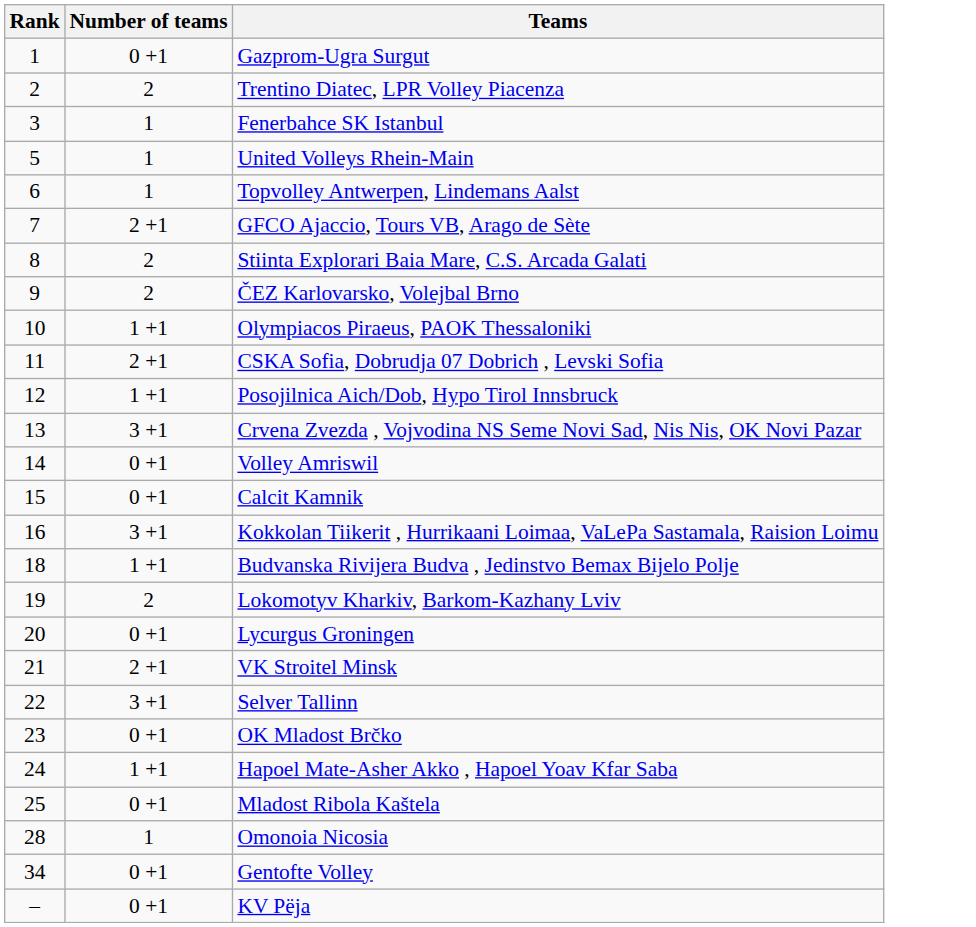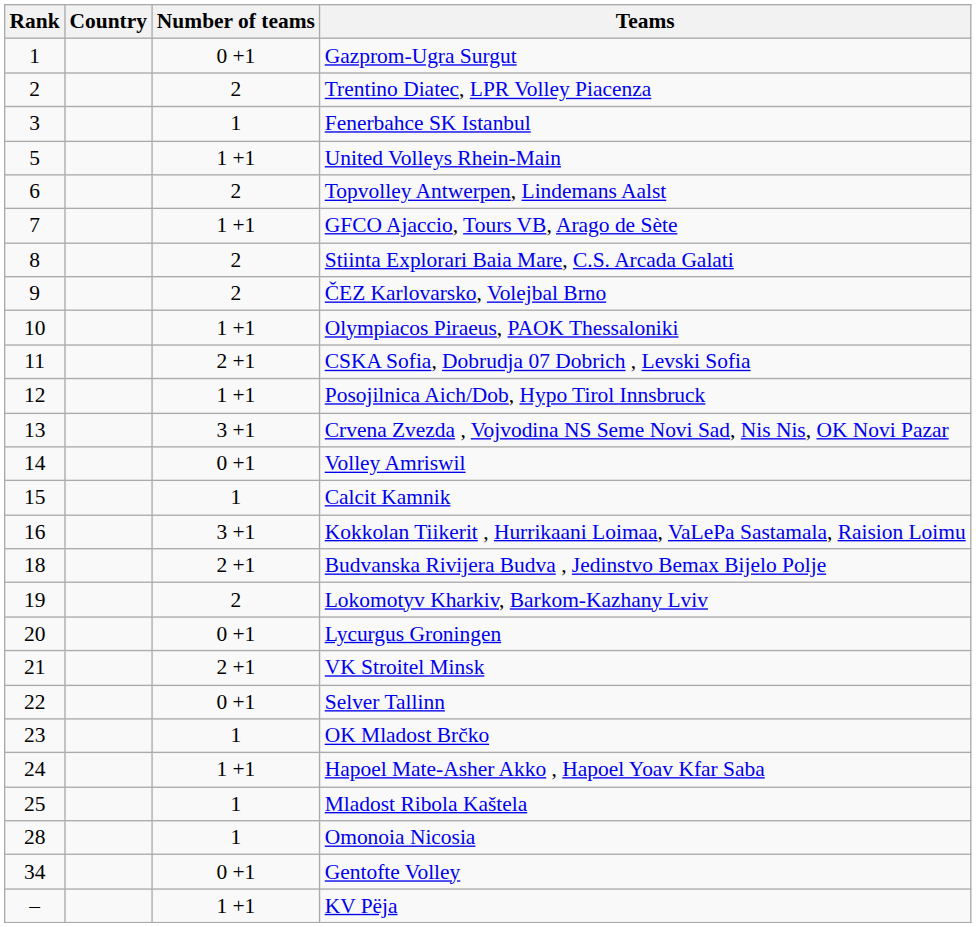+ column: (108, 21)
(149, 157) 1 -> (236, 157) 1 +1
(149, 191) 1 -> (236, 191) 2
(149, 225) 2 +1 -> (236, 225) 1 +1
(149, 497) 0 +1 -> (236, 497) 1
(149, 565) 1 +1 -> (236, 565) 2 +1
(149, 701) 3 +1 -> (236, 701) 0 +1
(149, 735) 0 +1 -> (236, 735) 1
(149, 803) 0 +1 -> (236, 803) 1
(149, 905) 0 +1 -> (236, 905) 1 +1
